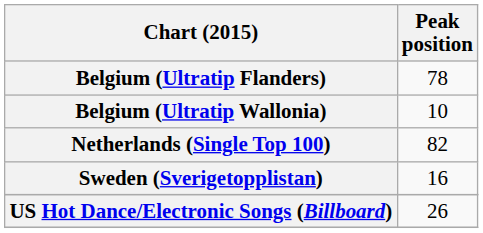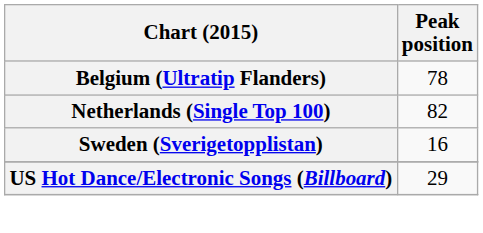- row: (201, 111)
(437, 210) 26 -> (437, 177) 29
